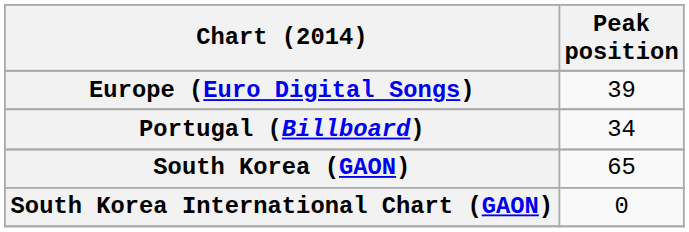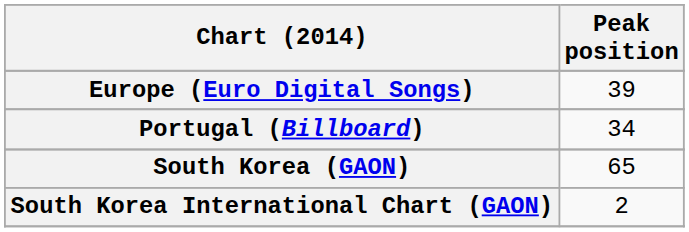(622, 207) 0 -> (622, 207) 2
